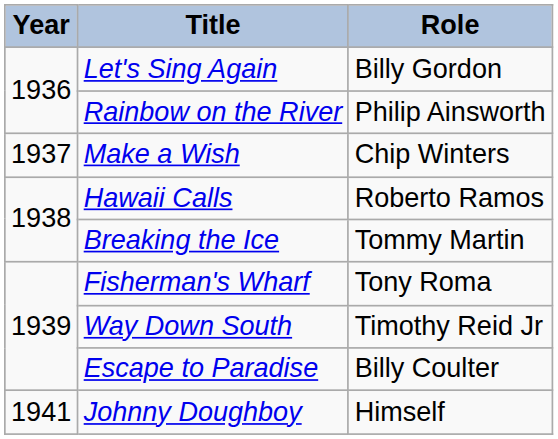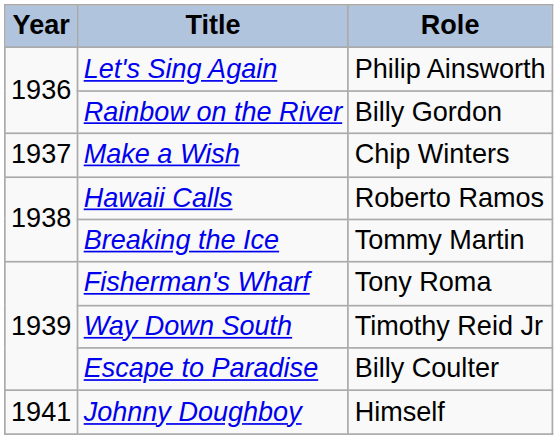(428, 68) Billy Gordon -> (450, 68) Philip Ainsworth
(450, 111) Philip Ainsworth -> (428, 111) Billy Gordon
